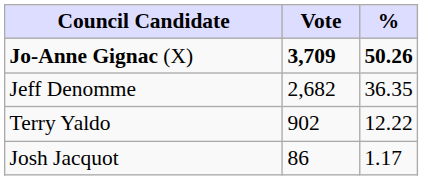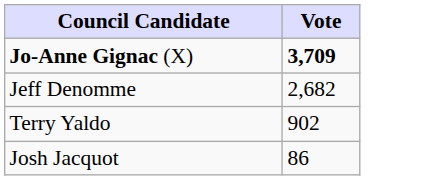- column: (388, 21)
